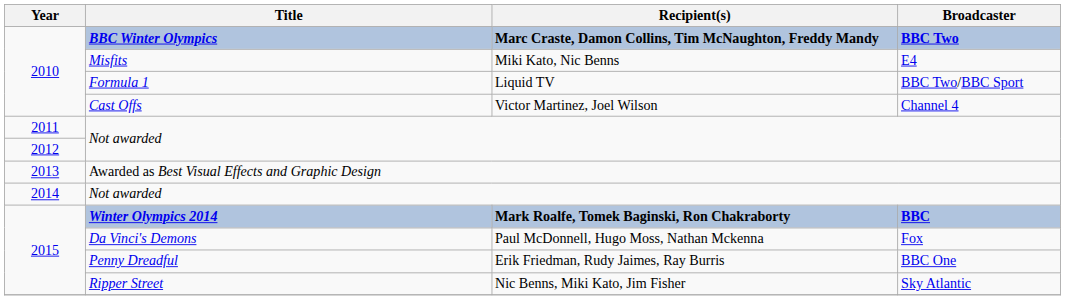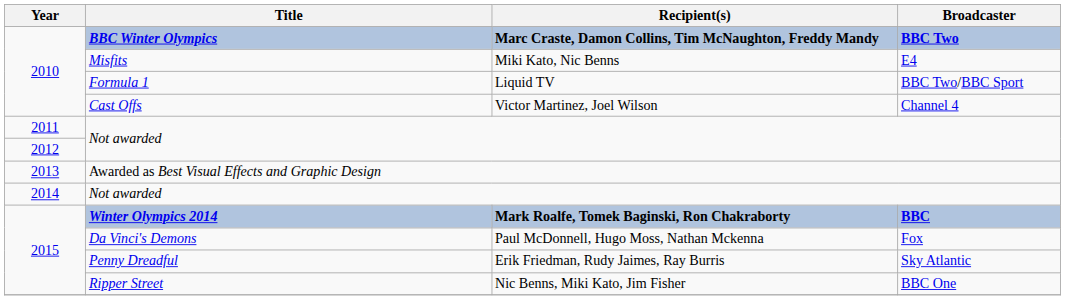(929, 261) BBC One -> (936, 261) Sky Atlantic
(936, 283) Sky Atlantic -> (929, 283) BBC One
